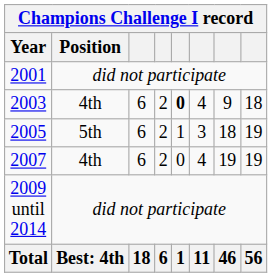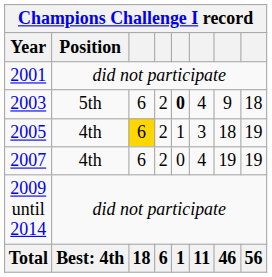(90, 103) 4th -> (90, 103) 5th
(90, 132) 5th -> (90, 132) 4th
(142, 132) no background -> (142, 132) gold background
